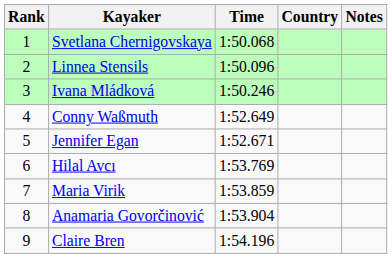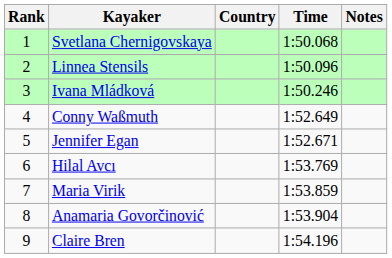columns swapped: (310, 16) <-> (247, 16)
